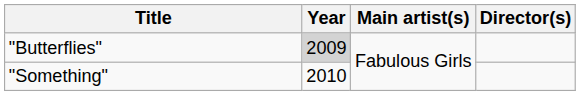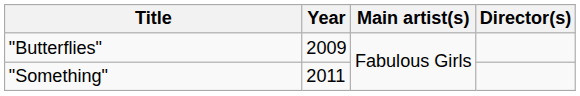(326, 47) lightgrey background -> (326, 47) no background
(326, 76) 2010 -> (326, 76) 2011
